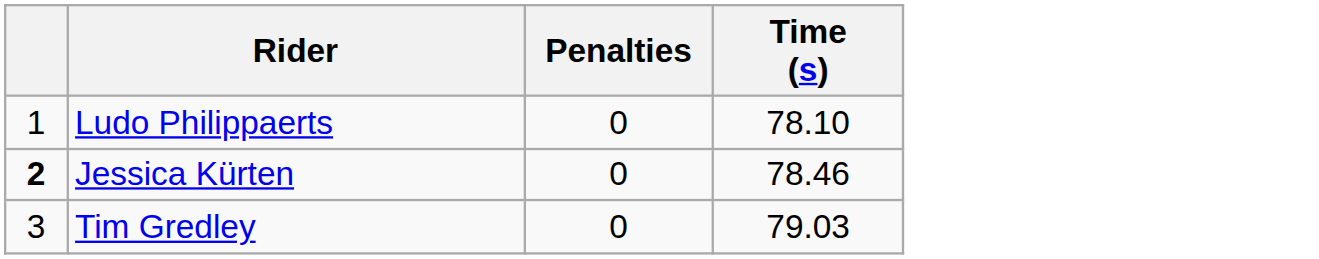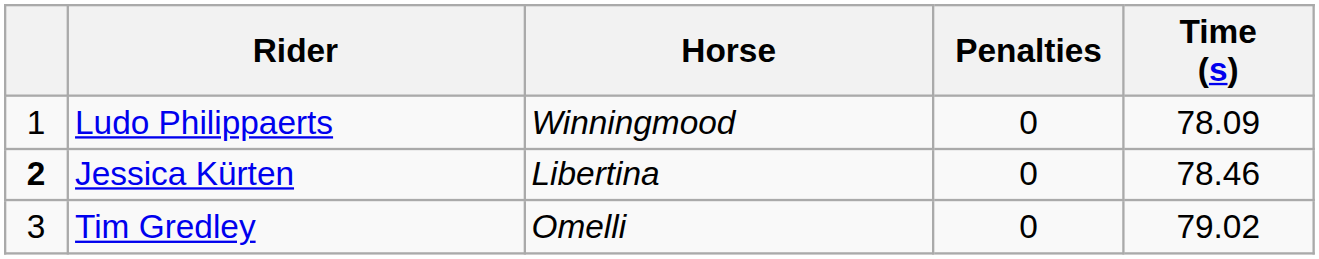+ column: (729, 51)
(808, 122) 78.10 -> (1218, 122) 78.09
(808, 227) 79.03 -> (1218, 227) 79.02
